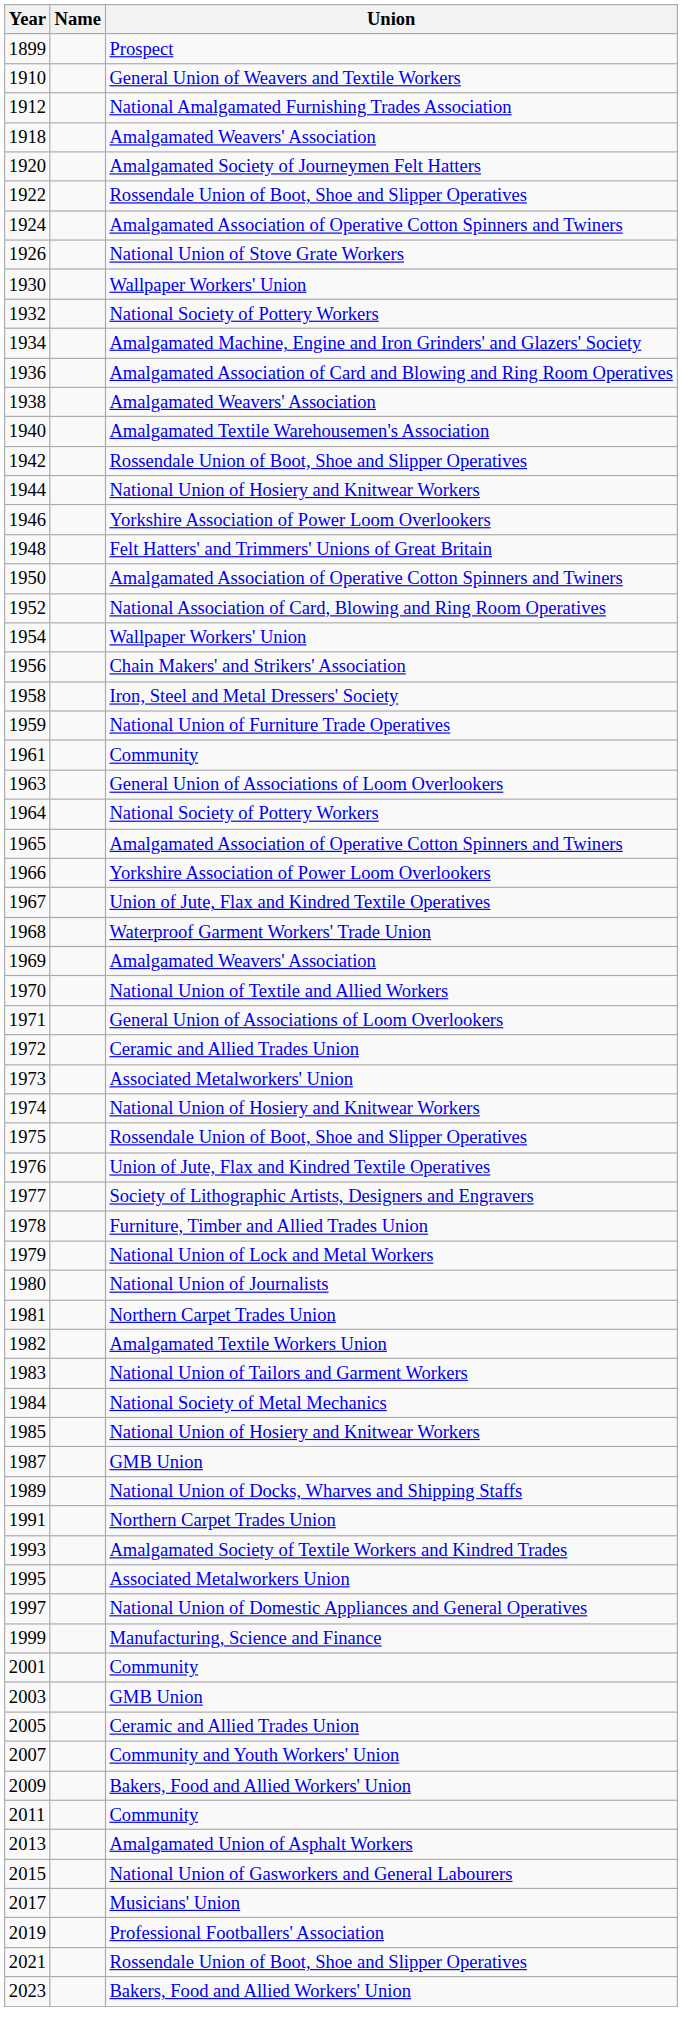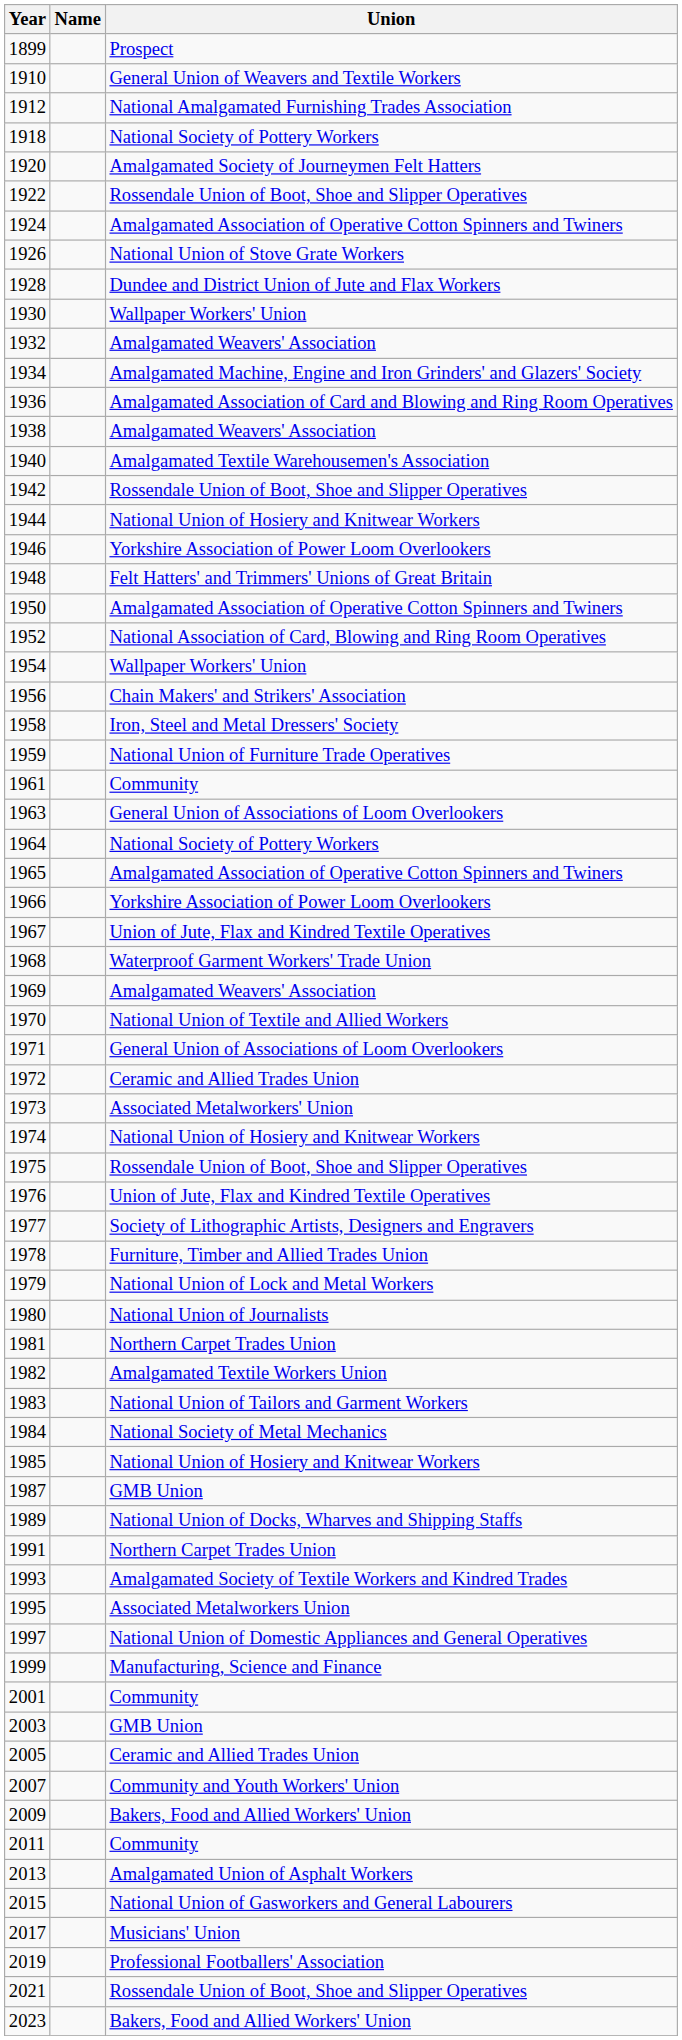(243, 136) Amalgamated Weavers' Association -> (244, 136) National Society of Pottery Workers
+ row: (27, 284)
(244, 313) National Society of Pottery Workers -> (243, 343) Amalgamated Weavers' Association
